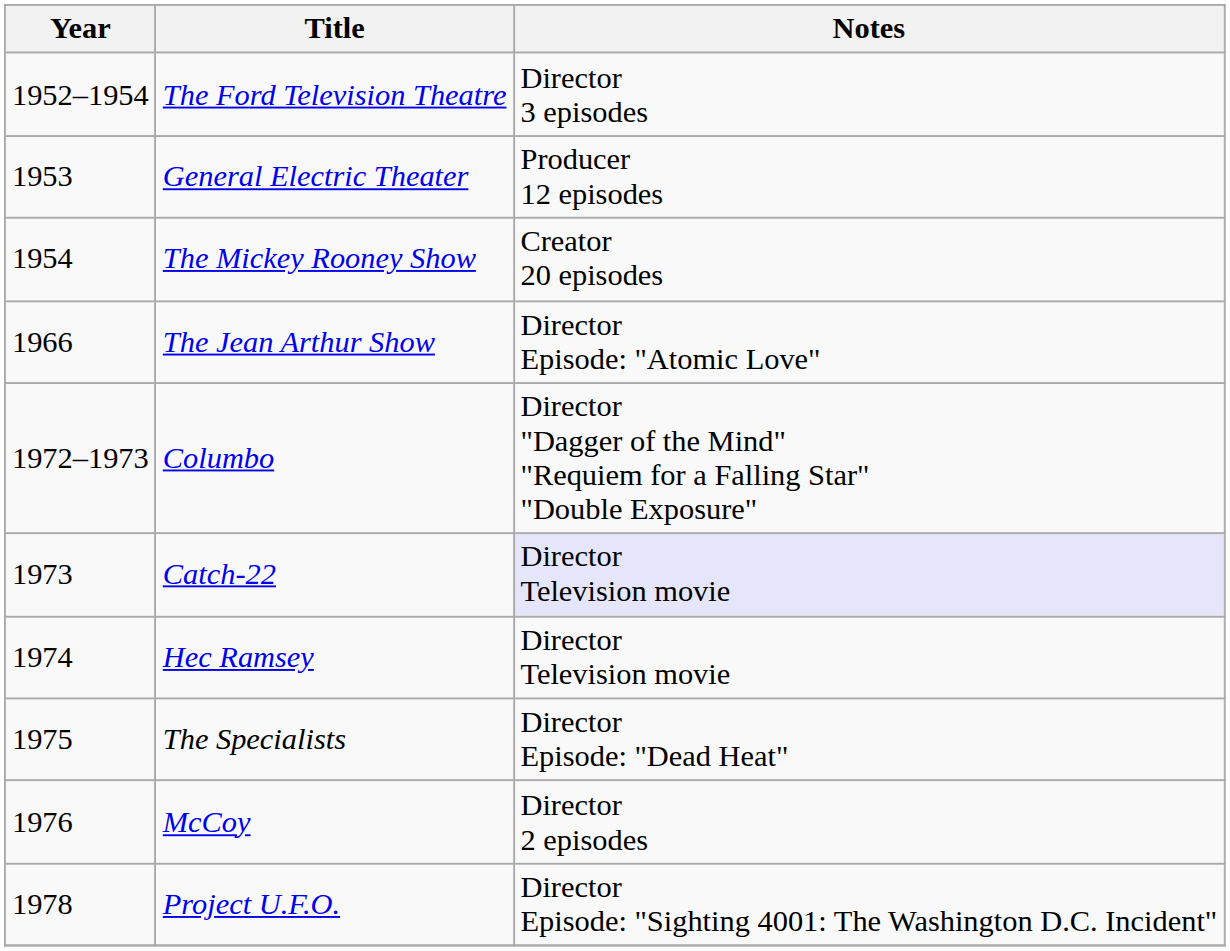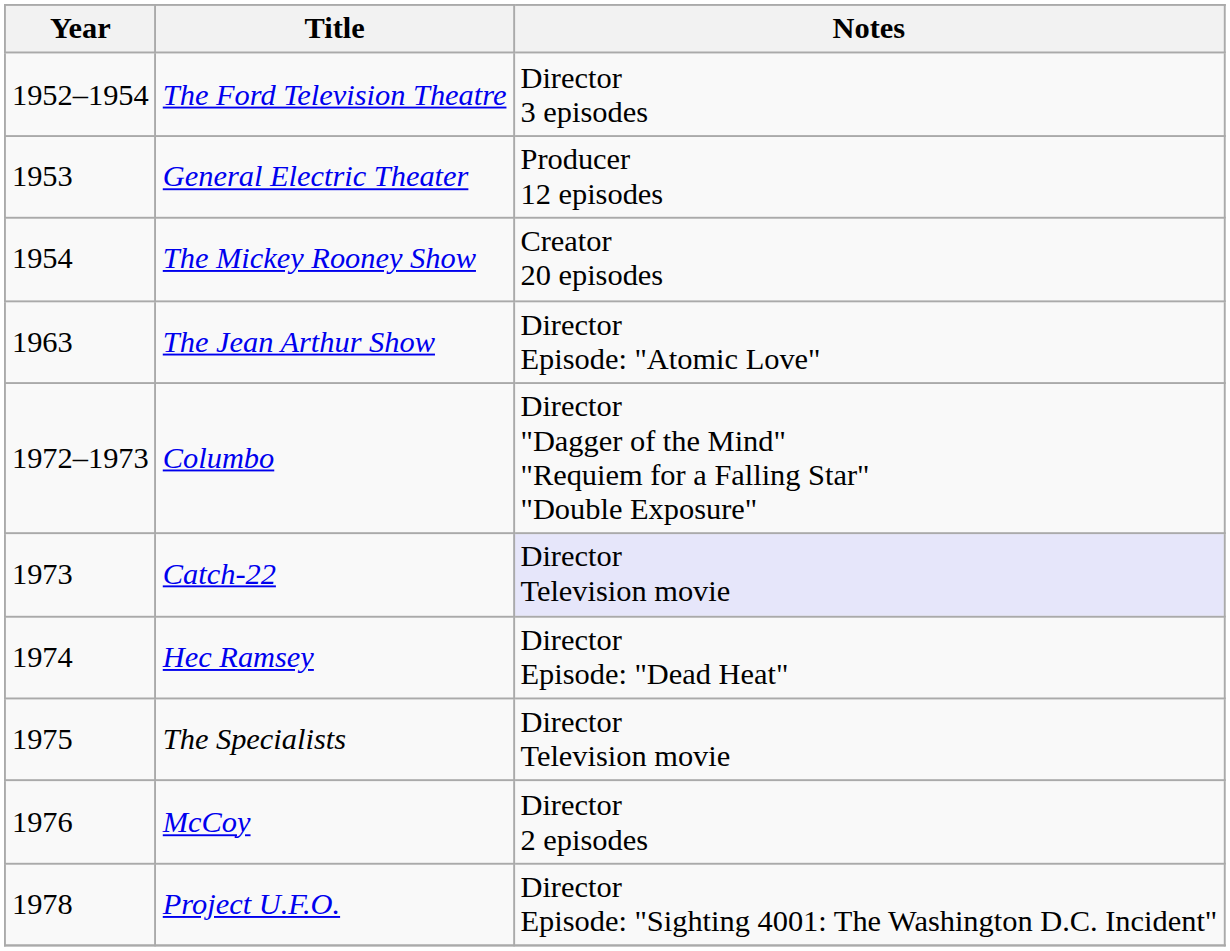(42, 341) 1966 -> (42, 341) 1963
(625, 656) Director Television movie -> (654, 656) Director Episode: "Dead Heat"
(654, 739) Director Episode: "Dead Heat" -> (625, 739) Director Television movie
